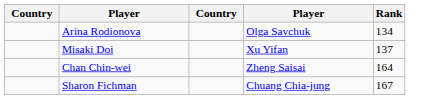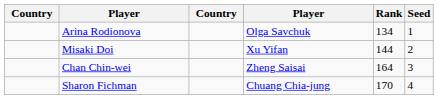+ column: (419, 13)
(384, 49) 137 -> (384, 49) 144
(384, 85) 167 -> (384, 85) 170
